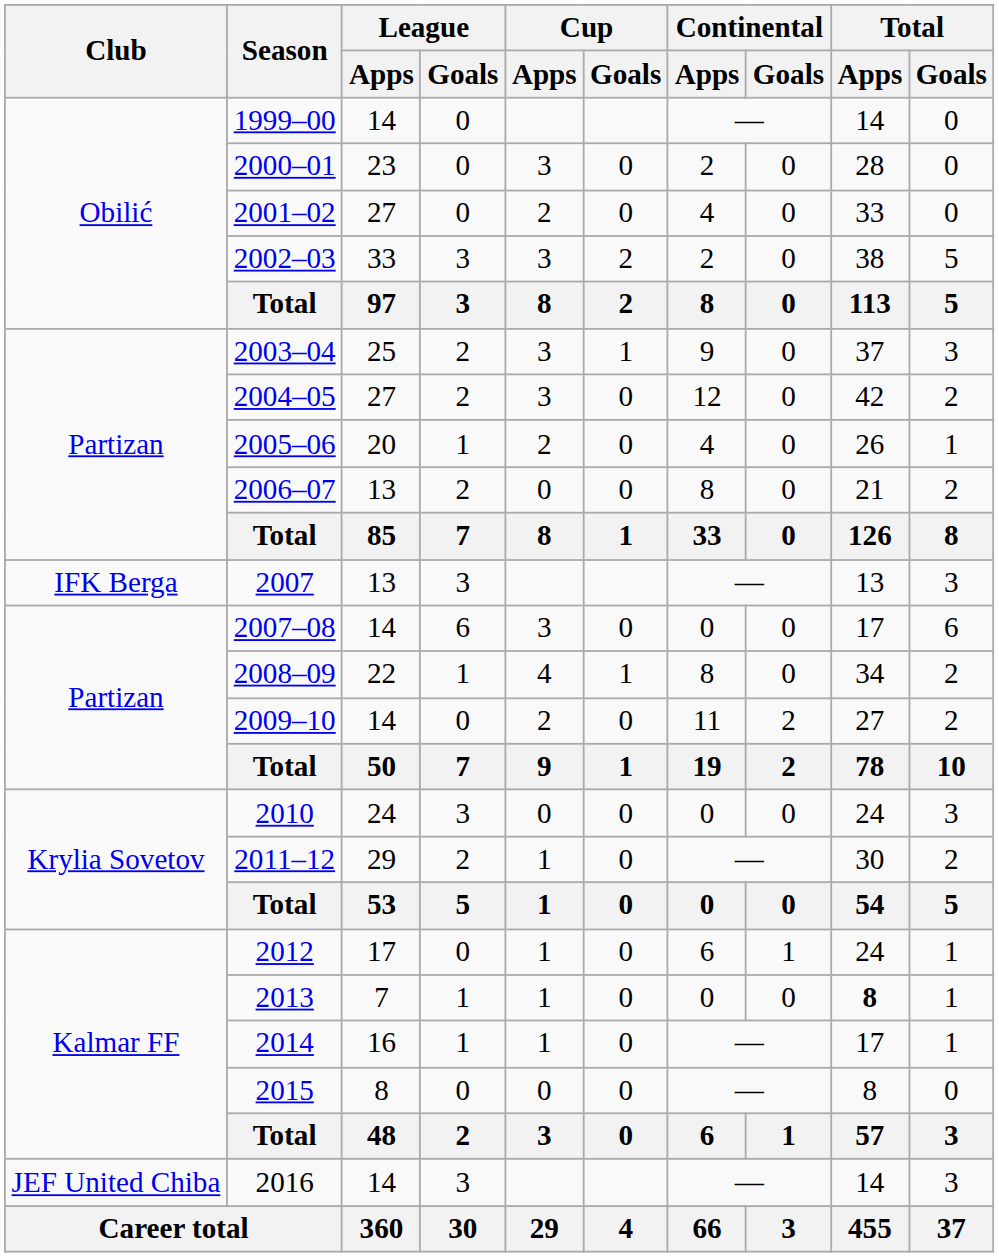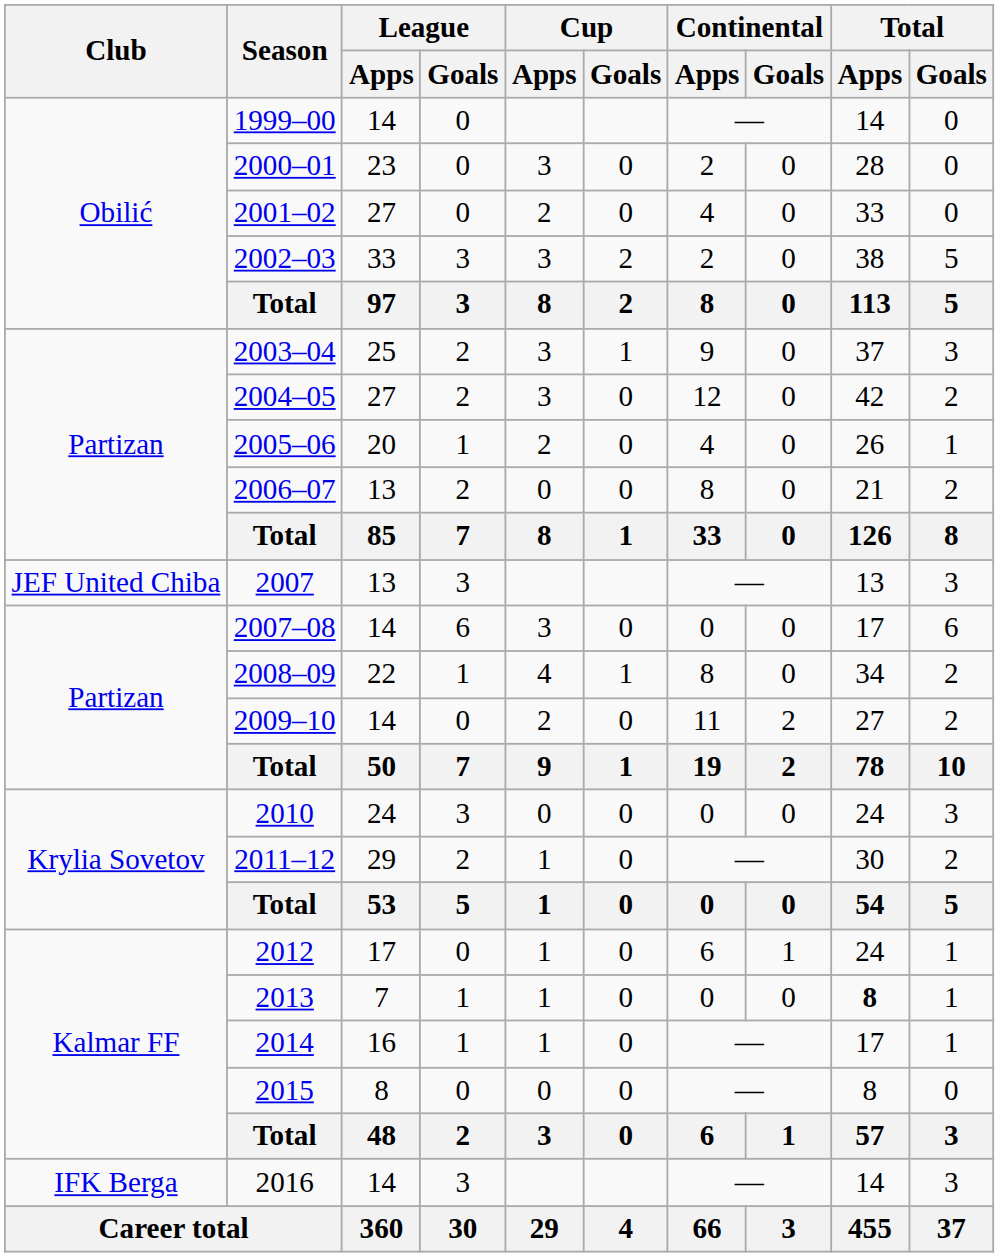(116, 581) IFK Berga -> (116, 581) JEF United Chiba
(116, 1182) JEF United Chiba -> (116, 1182) IFK Berga
